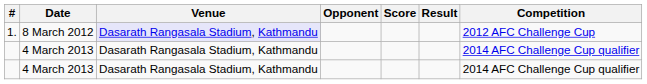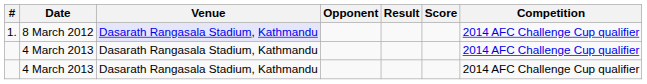columns swapped: (400, 13) <-> (439, 13)
(529, 32) 2012 AFC Challenge Cup -> (551, 32) 2014 AFC Challenge Cup qualifier
